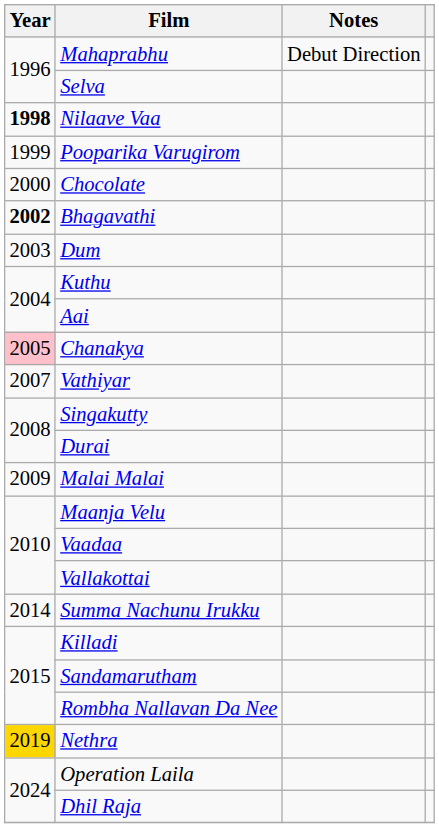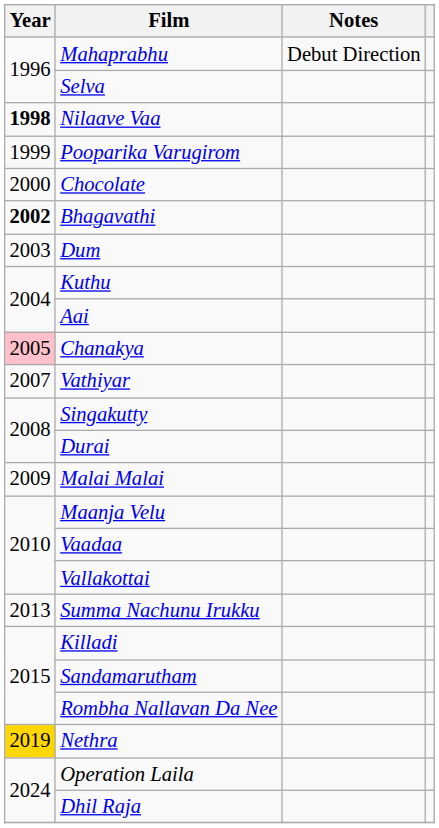(30, 610) 2014 -> (30, 610) 2013
